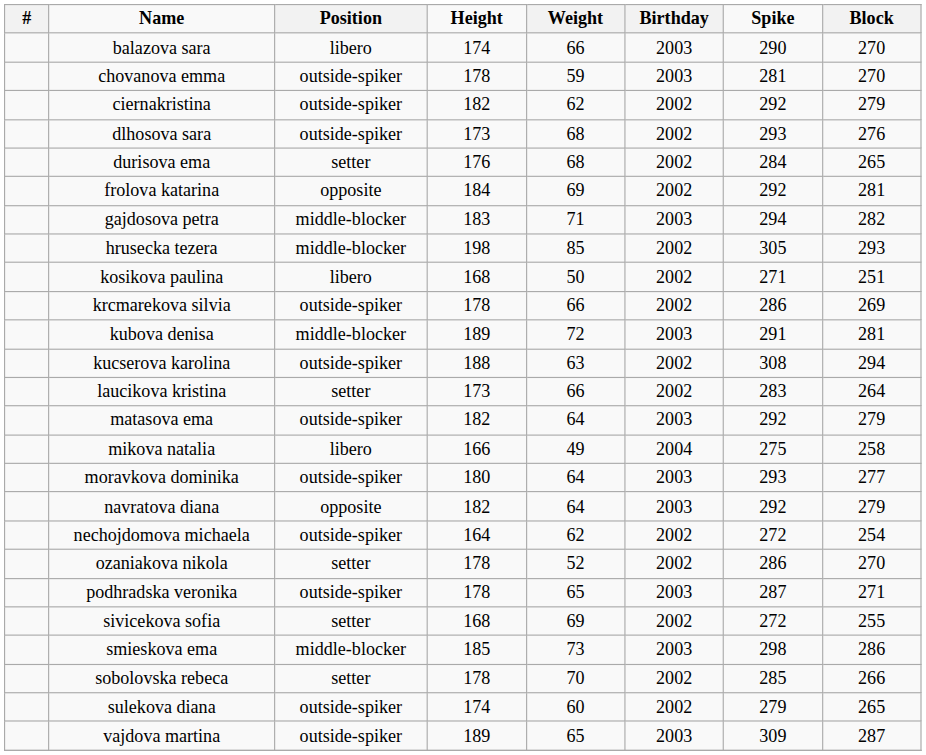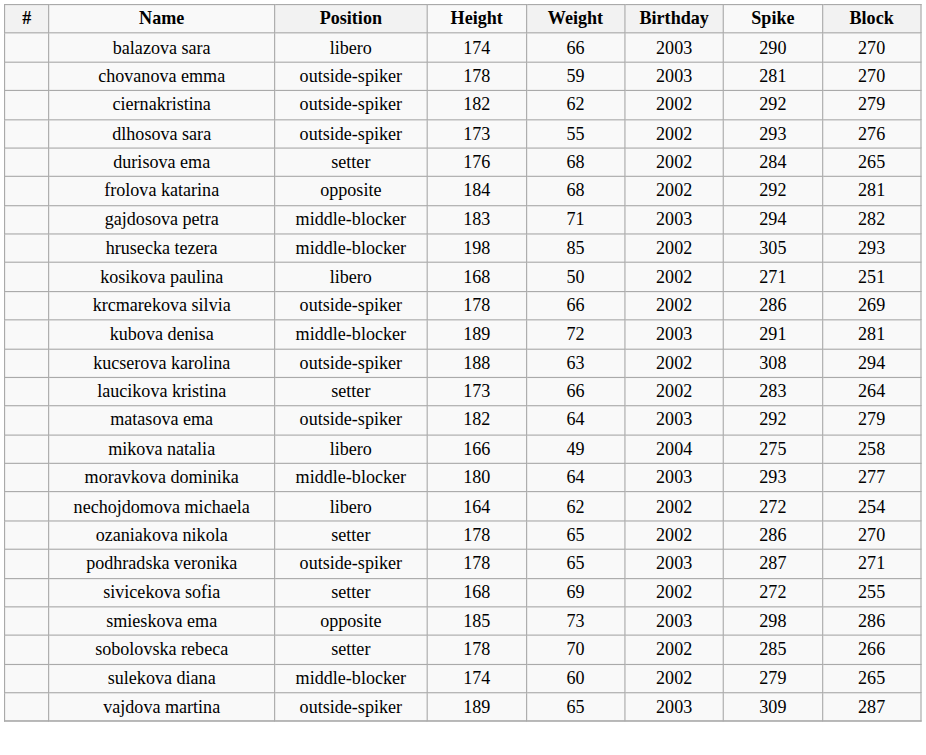(575, 133) 68 -> (575, 133) 55
(575, 190) 69 -> (575, 190) 68
(351, 477) outside-spiker -> (351, 477) middle-blocker
- row: (162, 506)
(351, 534) outside-spiker -> (351, 506) libero
(575, 563) 52 -> (575, 534) 65
(351, 649) middle-blocker -> (351, 620) opposite
(351, 707) outside-spiker -> (351, 678) middle-blocker
